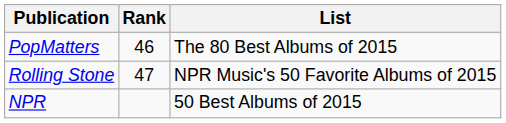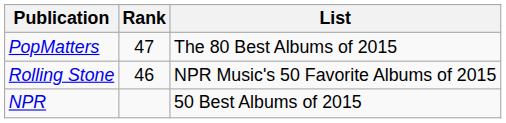(144, 46) 46 -> (144, 46) 47
(144, 74) 47 -> (144, 74) 46
